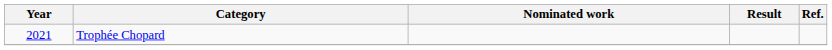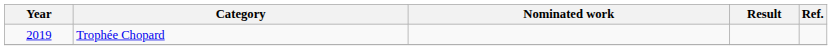(39, 34) 2021 -> (39, 34) 2019
